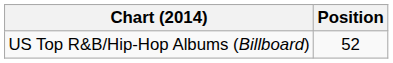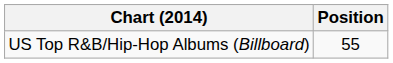(351, 44) 52 -> (351, 44) 55
